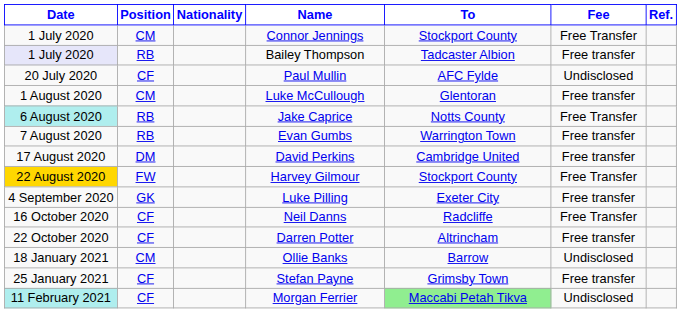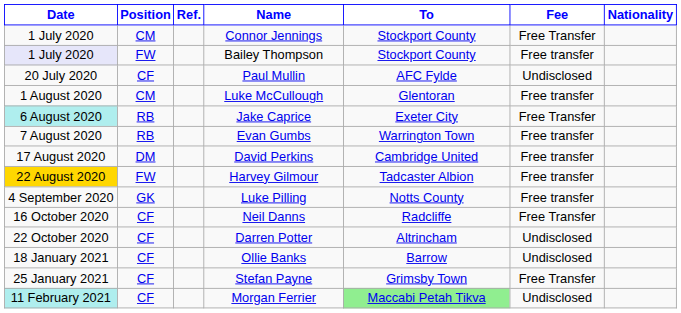columns swapped: (210, 15) <-> (661, 15)
(146, 55) RB -> (146, 55) FW
(468, 55) Tadcaster Albion -> (427, 55) Stockport County
(468, 116) Notts County -> (427, 116) Exeter City
(468, 177) Stockport County -> (427, 177) Tadcaster Albion
(598, 177) Free Transfer -> (557, 177) Free transfer
(468, 197) Exeter City -> (427, 197) Notts County
(598, 238) Free transfer -> (557, 238) Undisclosed
(146, 258) CM -> (146, 258) CF
(598, 278) Free transfer -> (557, 278) Free Transfer
